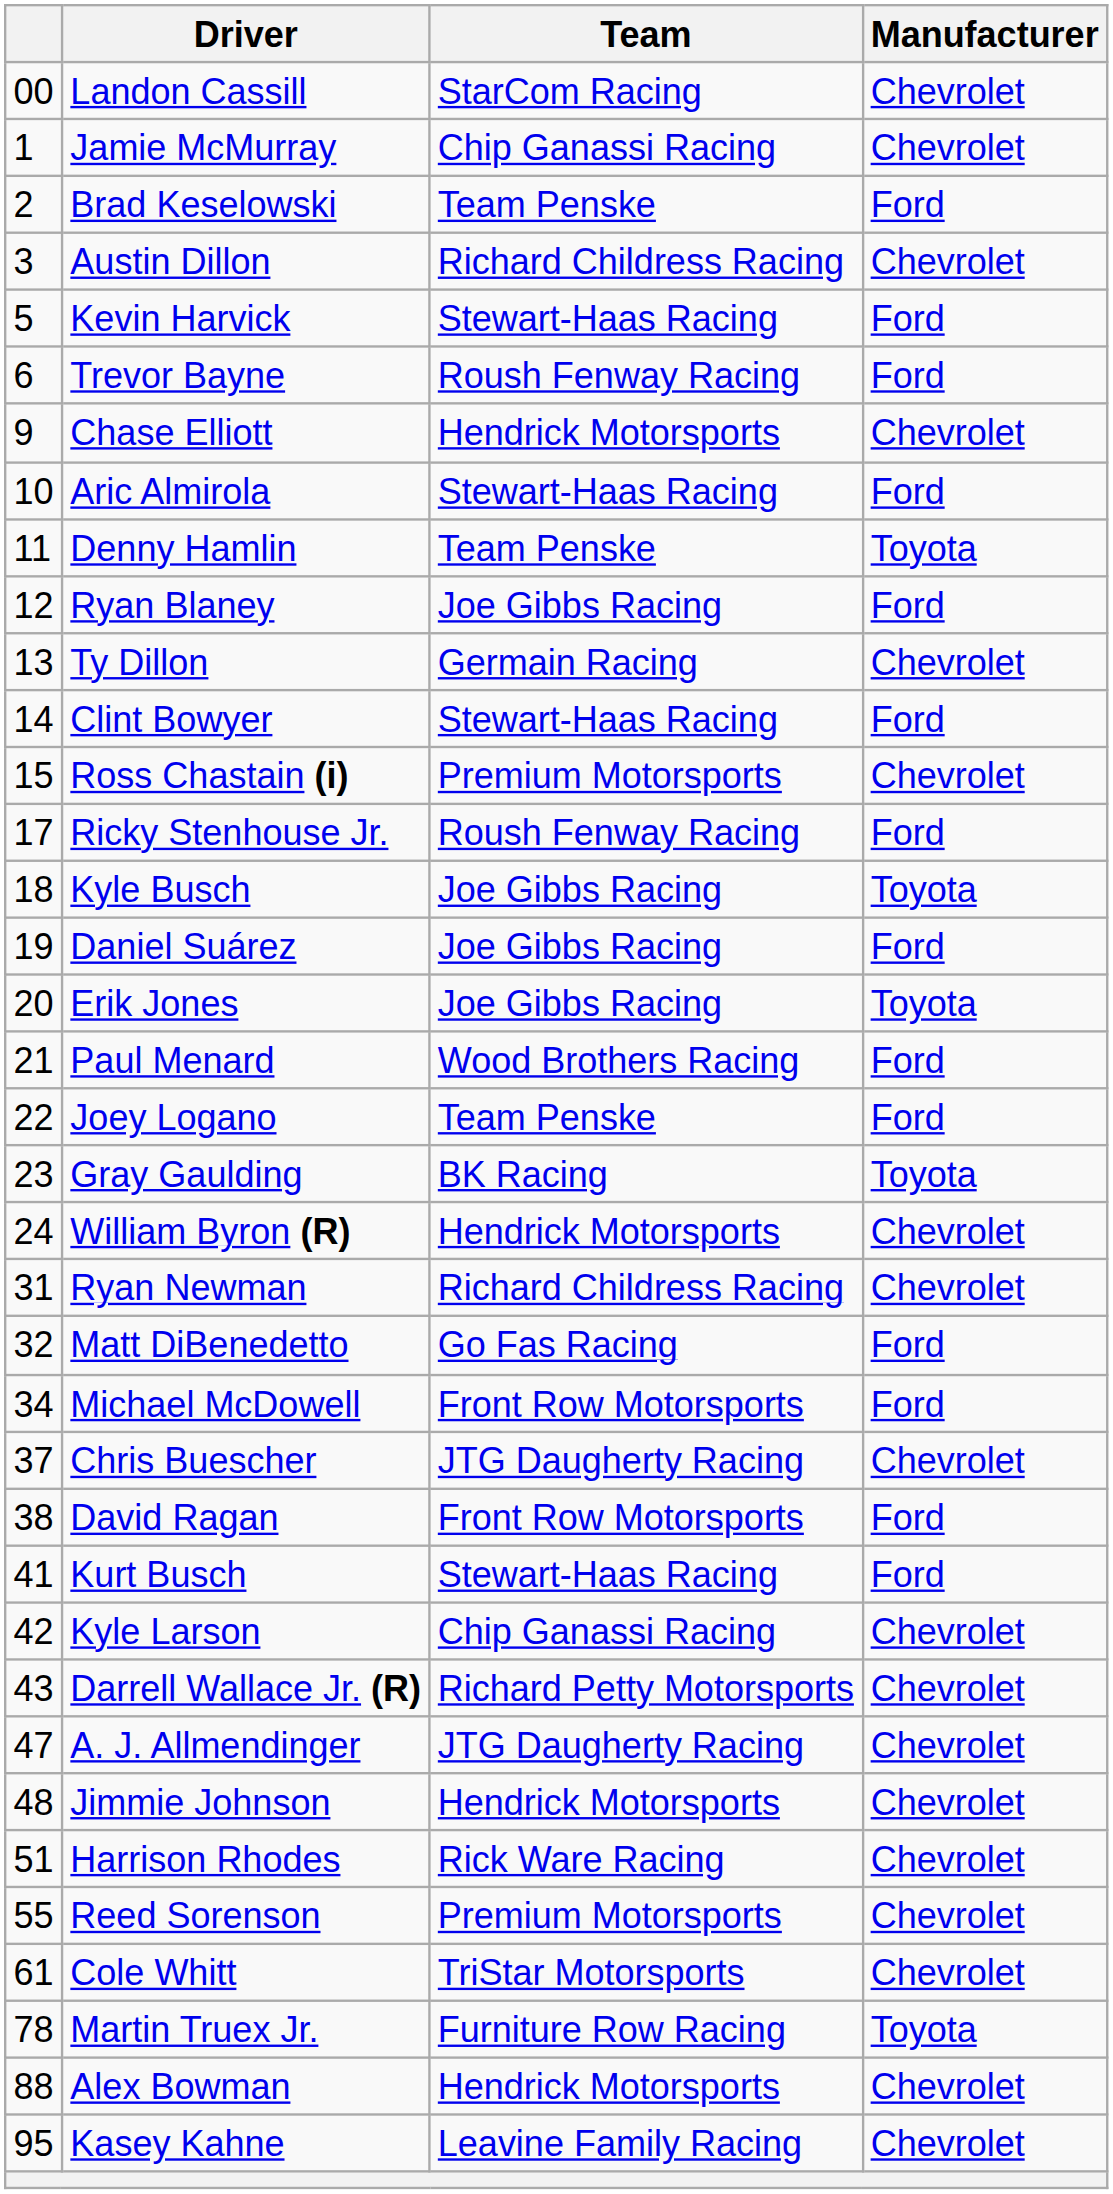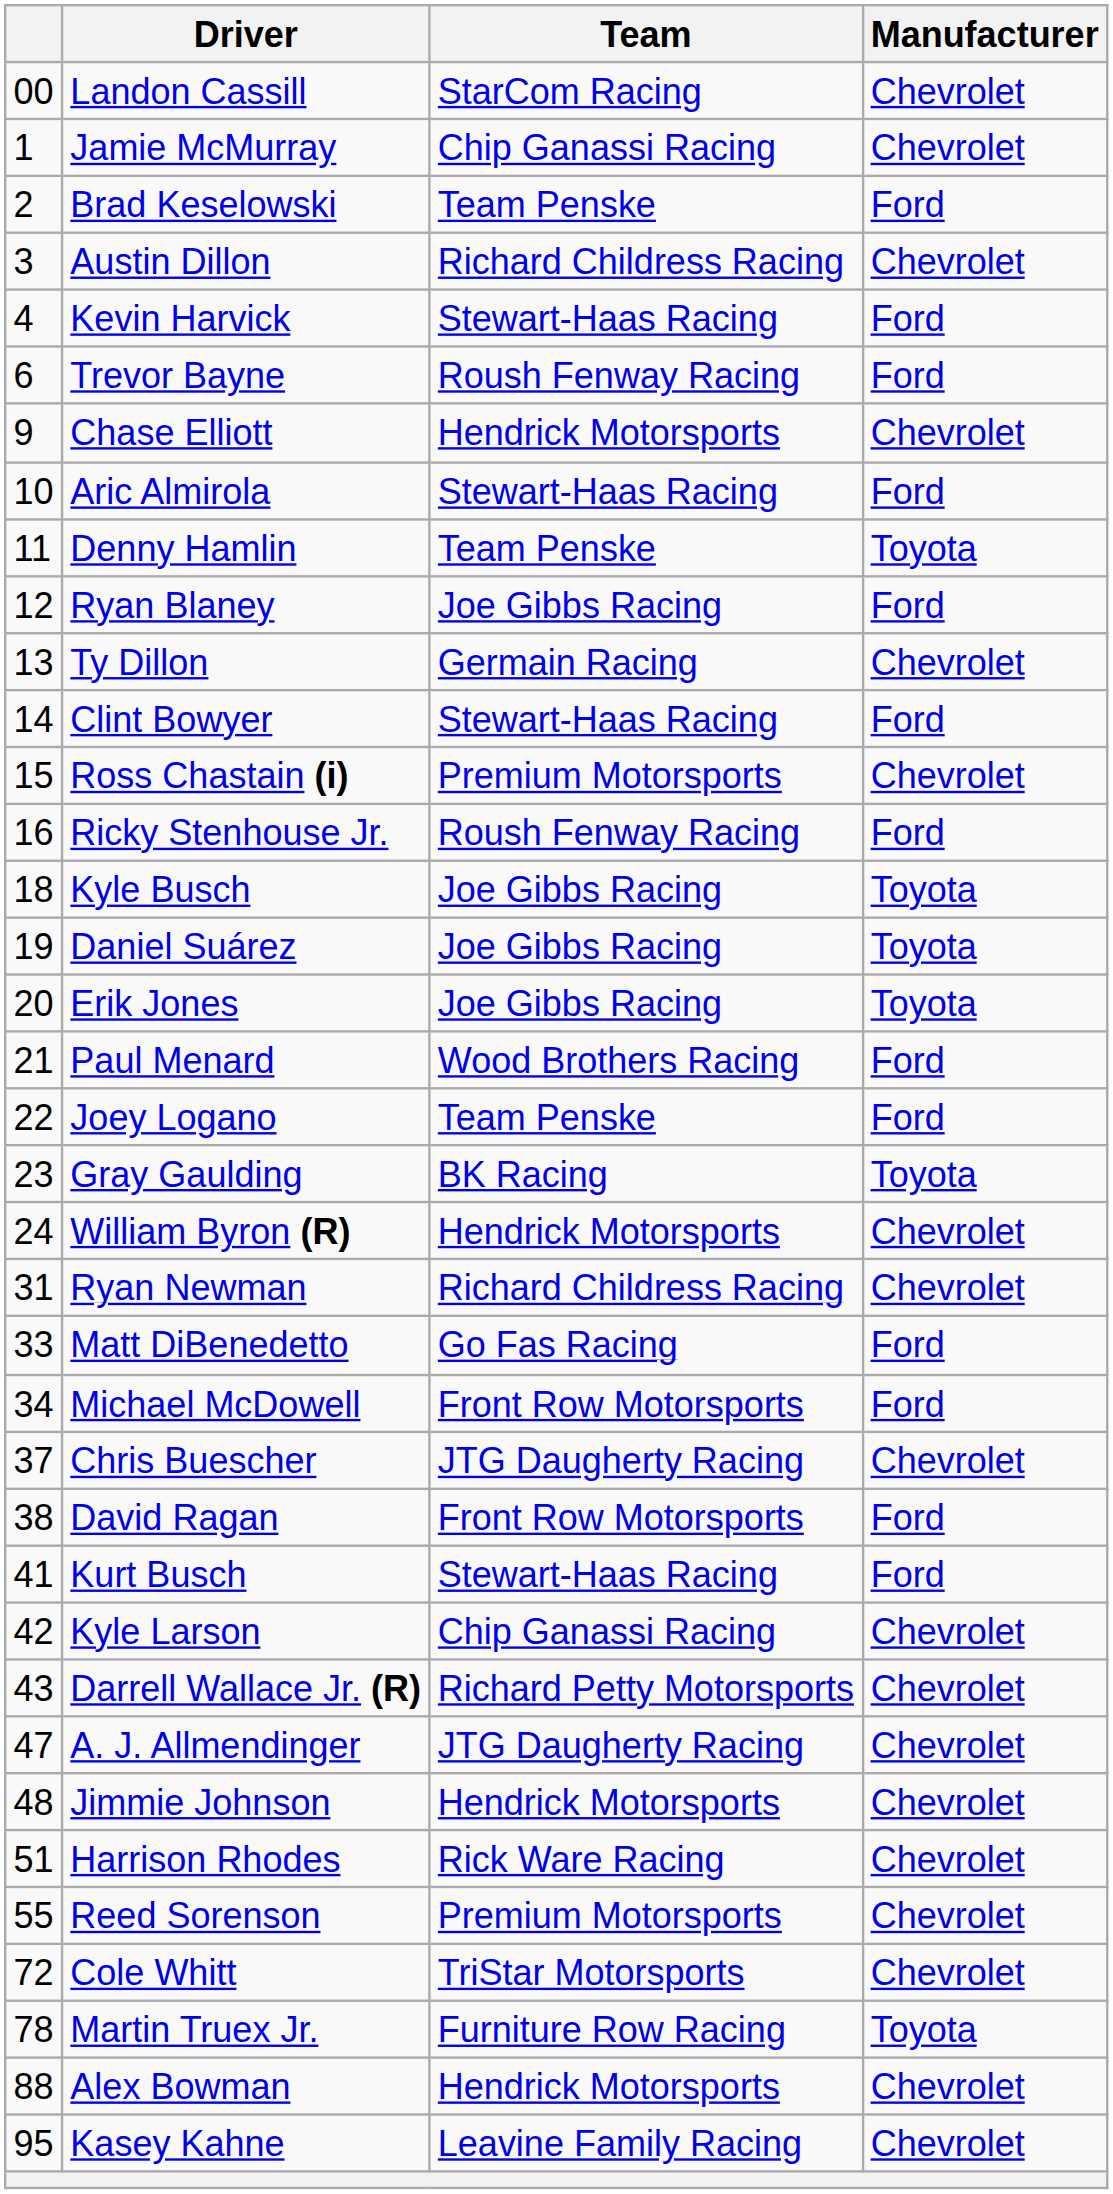(24, 319) 5 -> (24, 319) 4
(34, 832) 17 -> (34, 832) 16
(908, 946) Ford -> (924, 946) Toyota
(34, 1346) 32 -> (34, 1346) 33
(34, 1973) 61 -> (34, 1973) 72
